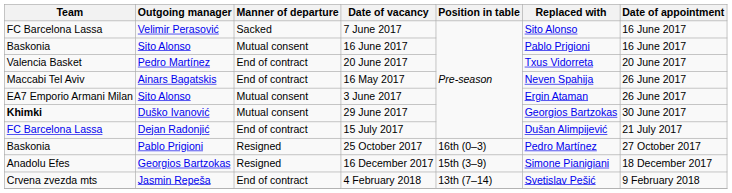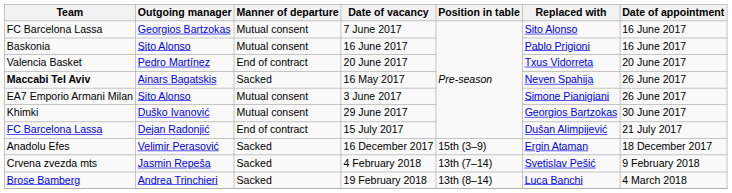(178, 29) Velimir Perasović -> (184, 29) Georgios Bartzokas
(254, 29) Sacked -> (272, 29) Mutual consent
(46, 79) normal -> (49, 79) bold
(272, 79) End of contract -> (254, 79) Sacked
(556, 96) Ergin Ataman -> (567, 96) Simone Pianigiani
(24, 113) bold -> (23, 113) normal
- row: (383, 146)
(184, 163) Georgios Bartzokas -> (178, 146) Velimir Perasović
(259, 163) Resigned -> (254, 146) Sacked
(567, 163) Simone Pianigiani -> (556, 146) Ergin Ataman
(272, 180) End of contract -> (254, 163) Sacked
+ row: (385, 180)
